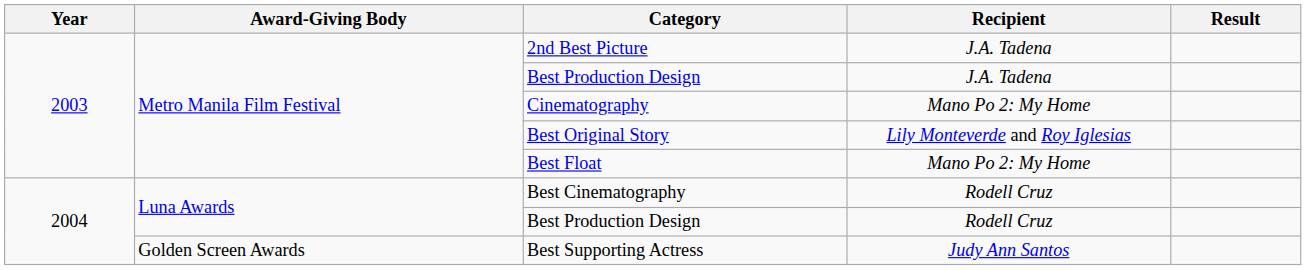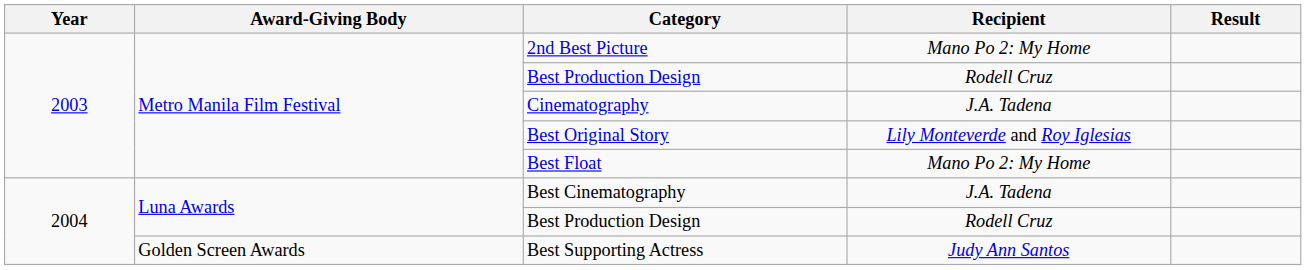(1009, 47) J.A. Tadena -> (1009, 47) Mano Po 2: My Home
(1009, 76) J.A. Tadena -> (1009, 76) Rodell Cruz
(1009, 105) Mano Po 2: My Home -> (1009, 105) J.A. Tadena
(1009, 192) Rodell Cruz -> (1009, 192) J.A. Tadena
